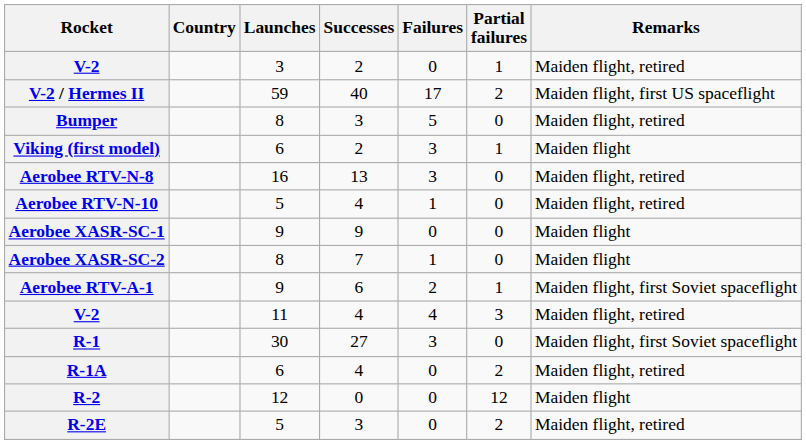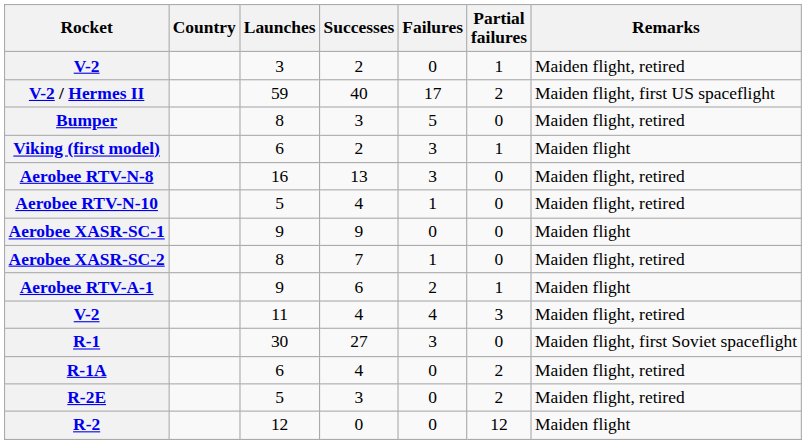(583, 259) Maiden flight -> (610, 259) Maiden flight, retired
(666, 286) Maiden flight, first Soviet spaceflight -> (583, 286) Maiden flight
rows swapped: (87, 425) <-> (87, 397)
